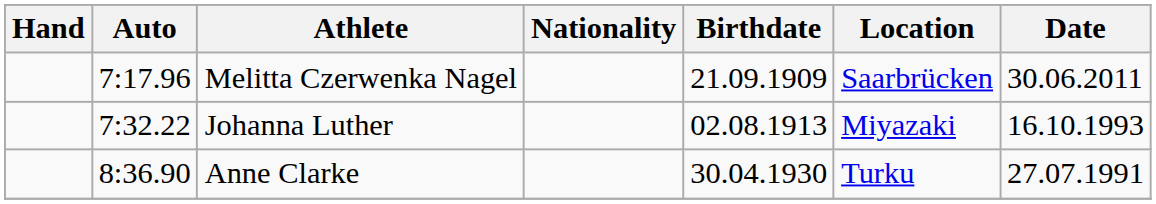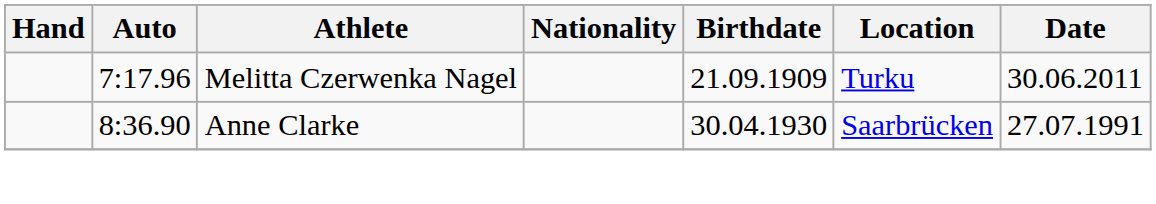(917, 76) Saarbrücken -> (878, 76) Turku
- row: (299, 125)
(878, 173) Turku -> (917, 125) Saarbrücken
